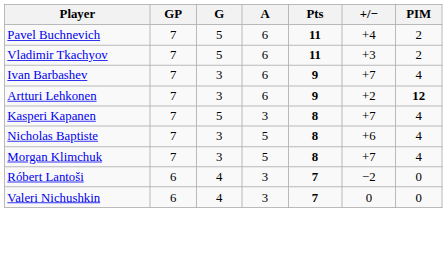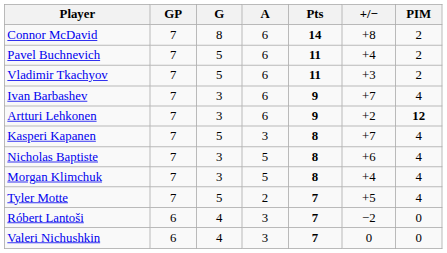+ row: (52, 34)
(369, 156) +7 -> (369, 177) +4
+ row: (38, 197)
